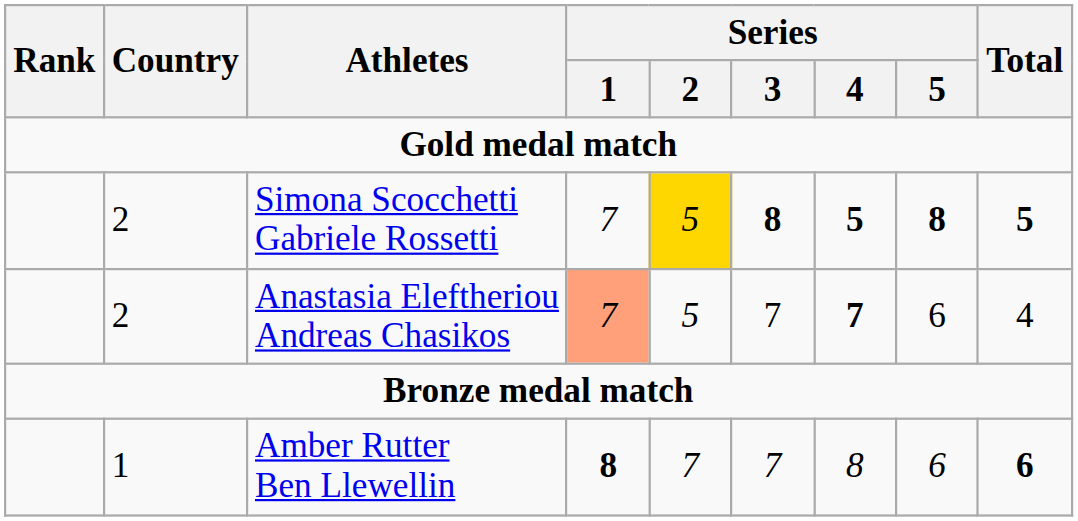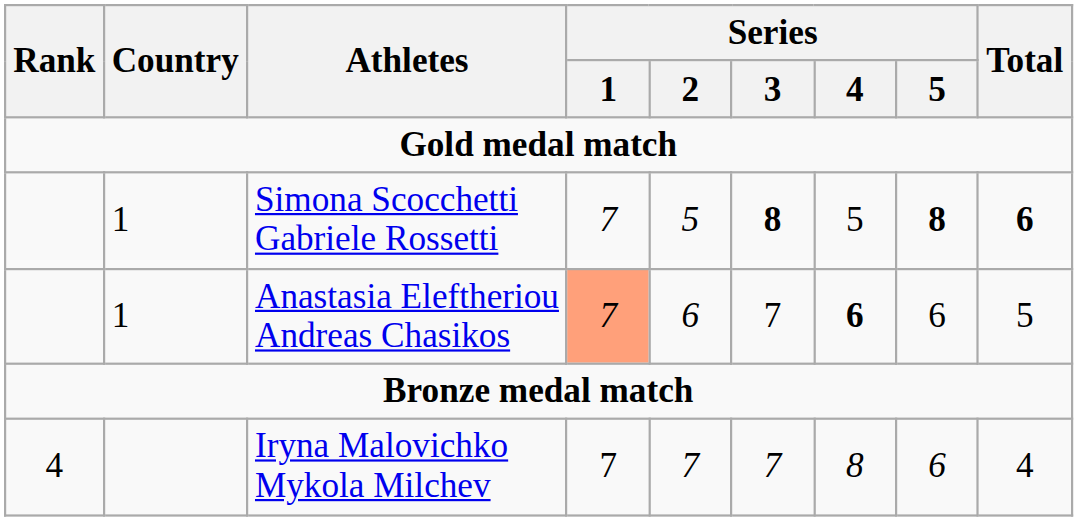(120, 219) 2 -> (120, 219) 1
(690, 219) gold background -> (690, 219) no background
(855, 219) bold -> (855, 219) normal
(1025, 219) 5 -> (1025, 219) 6
(120, 315) 2 -> (120, 315) 1
(690, 315) 5 -> (690, 315) 6
(855, 315) 7 -> (855, 315) 6
(1025, 315) 4 -> (1025, 315) 5
- row: (355, 466)
+ row: (382, 466)
